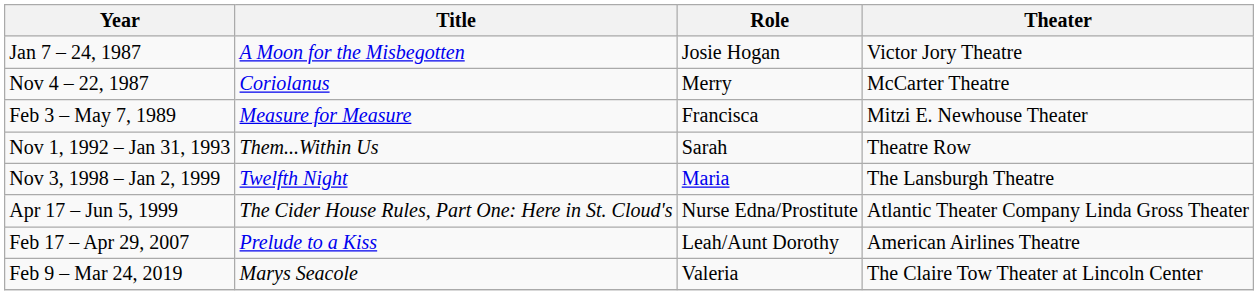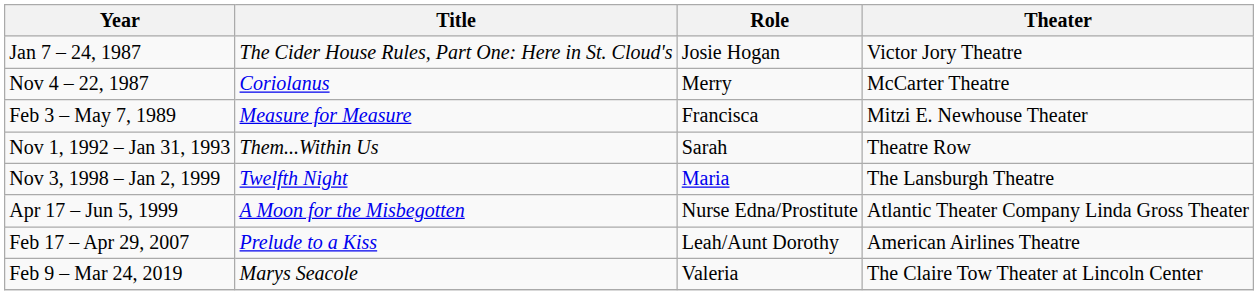(352, 52) A Moon for the Misbegotten -> (456, 52) The Cider House Rules, Part One: Here in St. Cloud's
(456, 210) The Cider House Rules, Part One: Here in St. Cloud's -> (352, 210) A Moon for the Misbegotten
